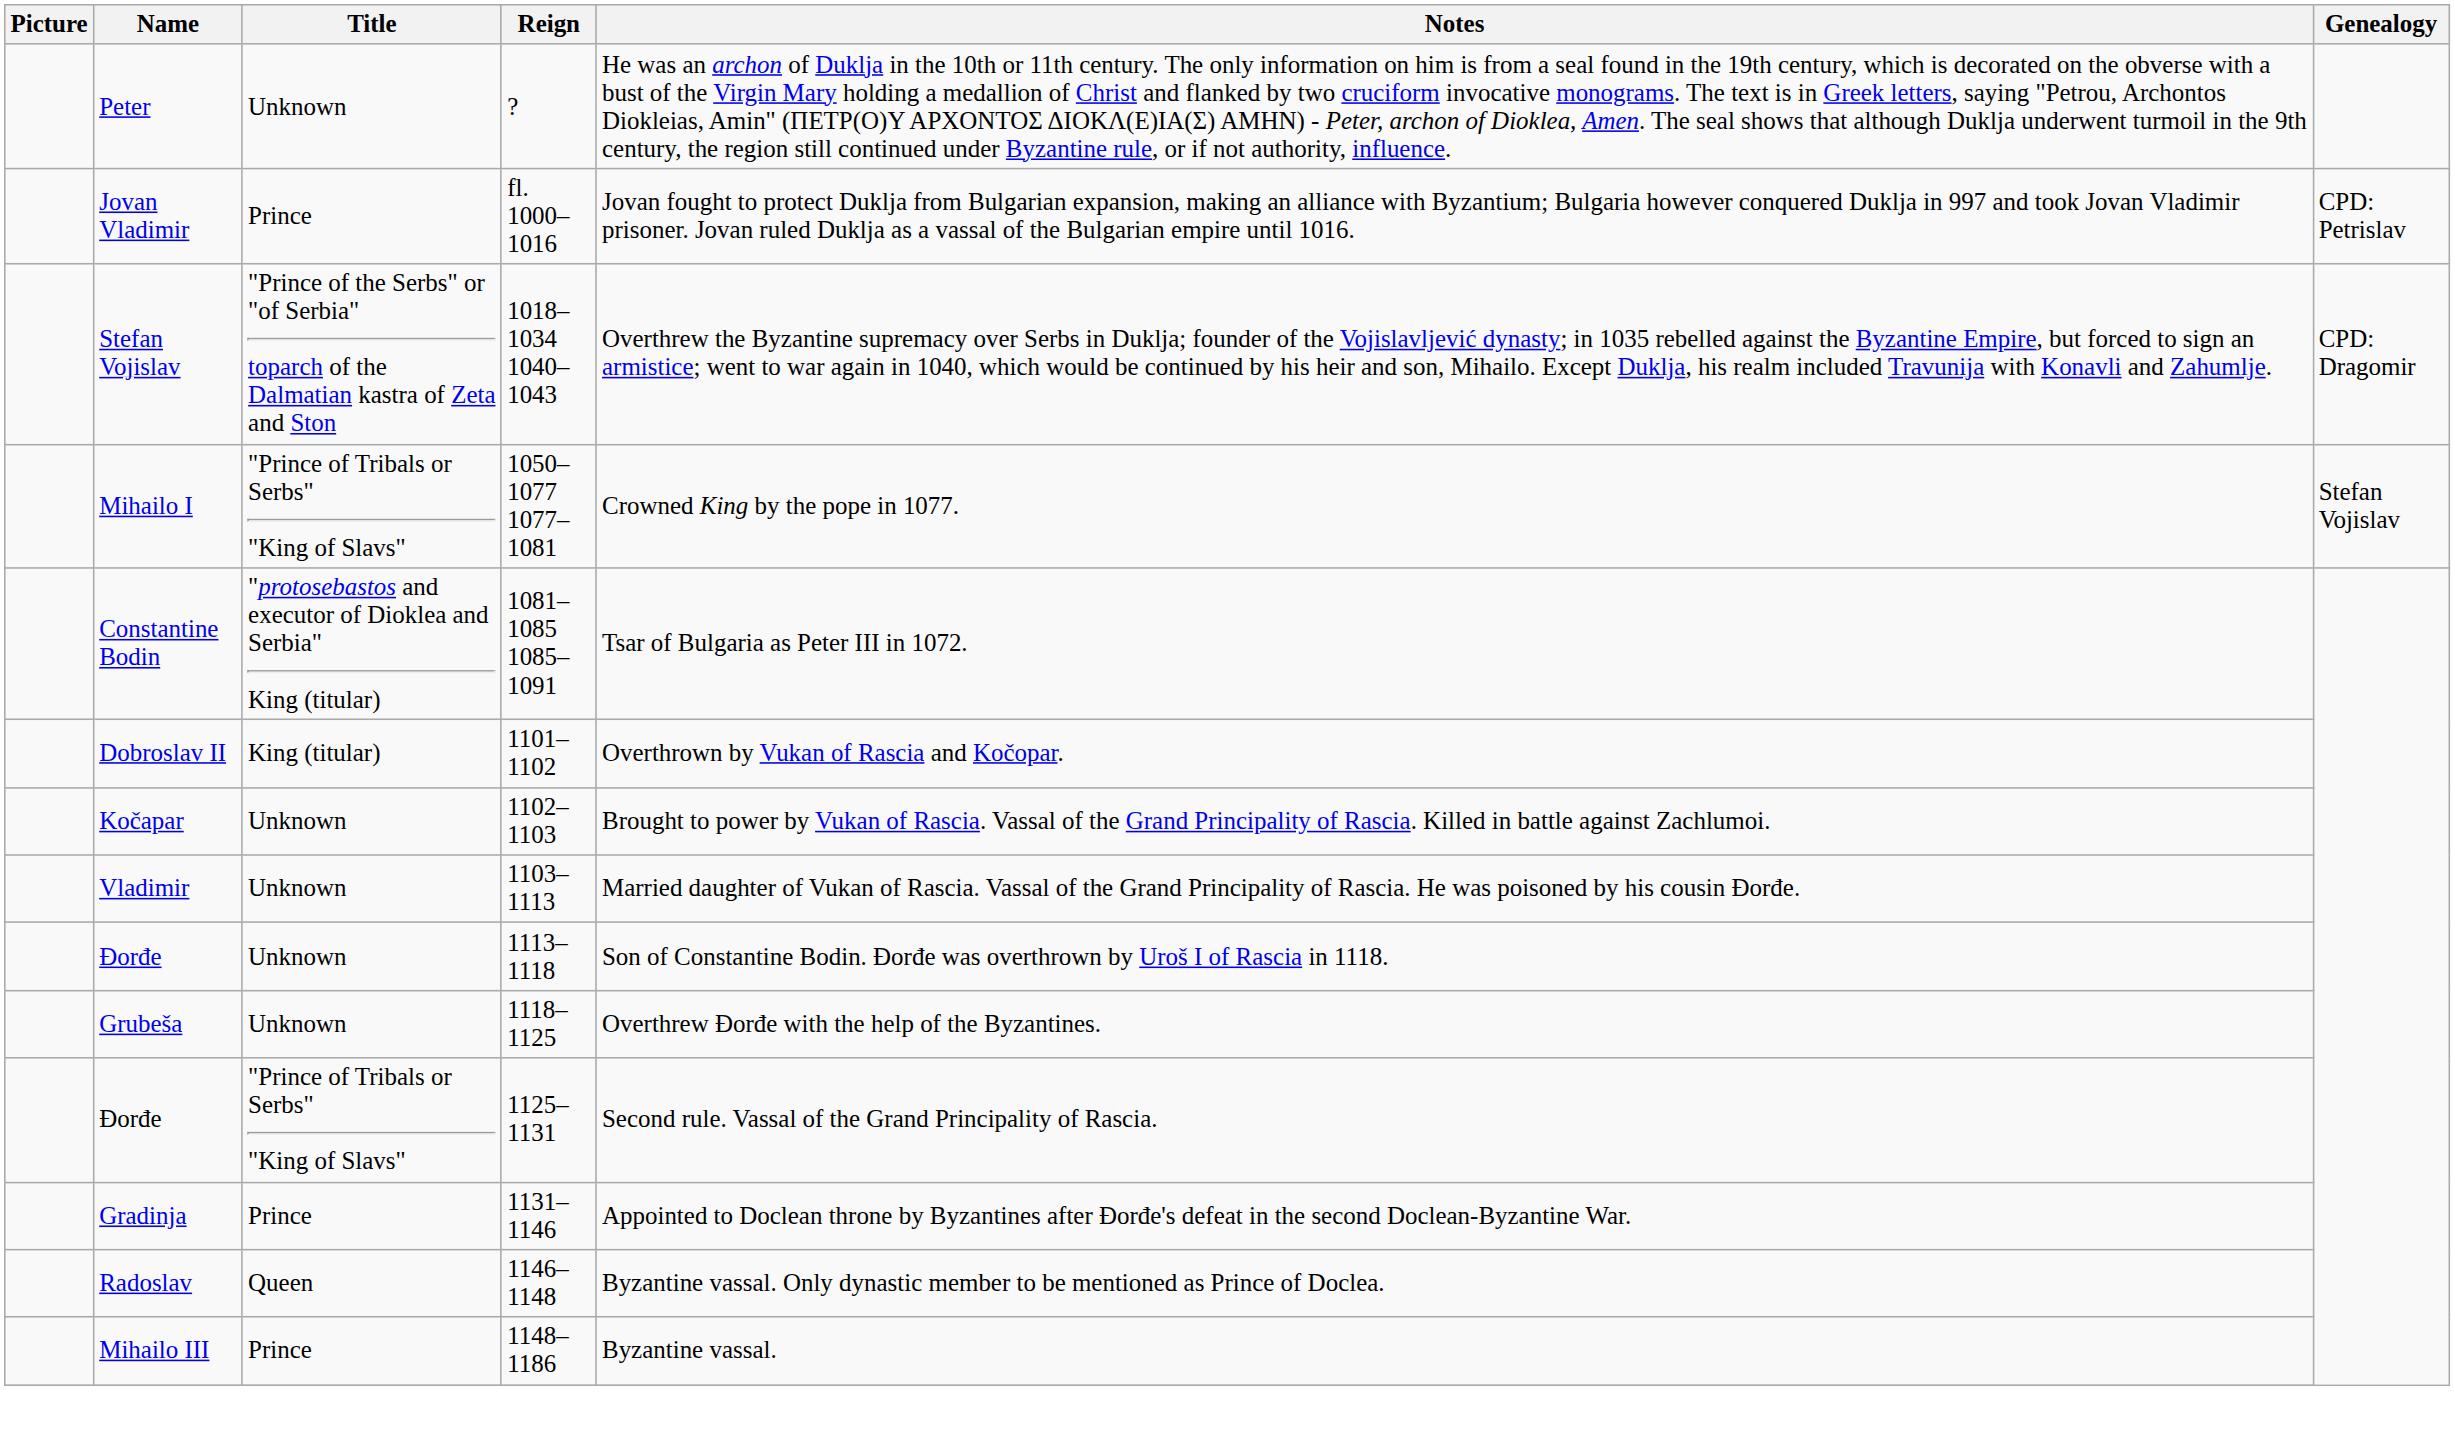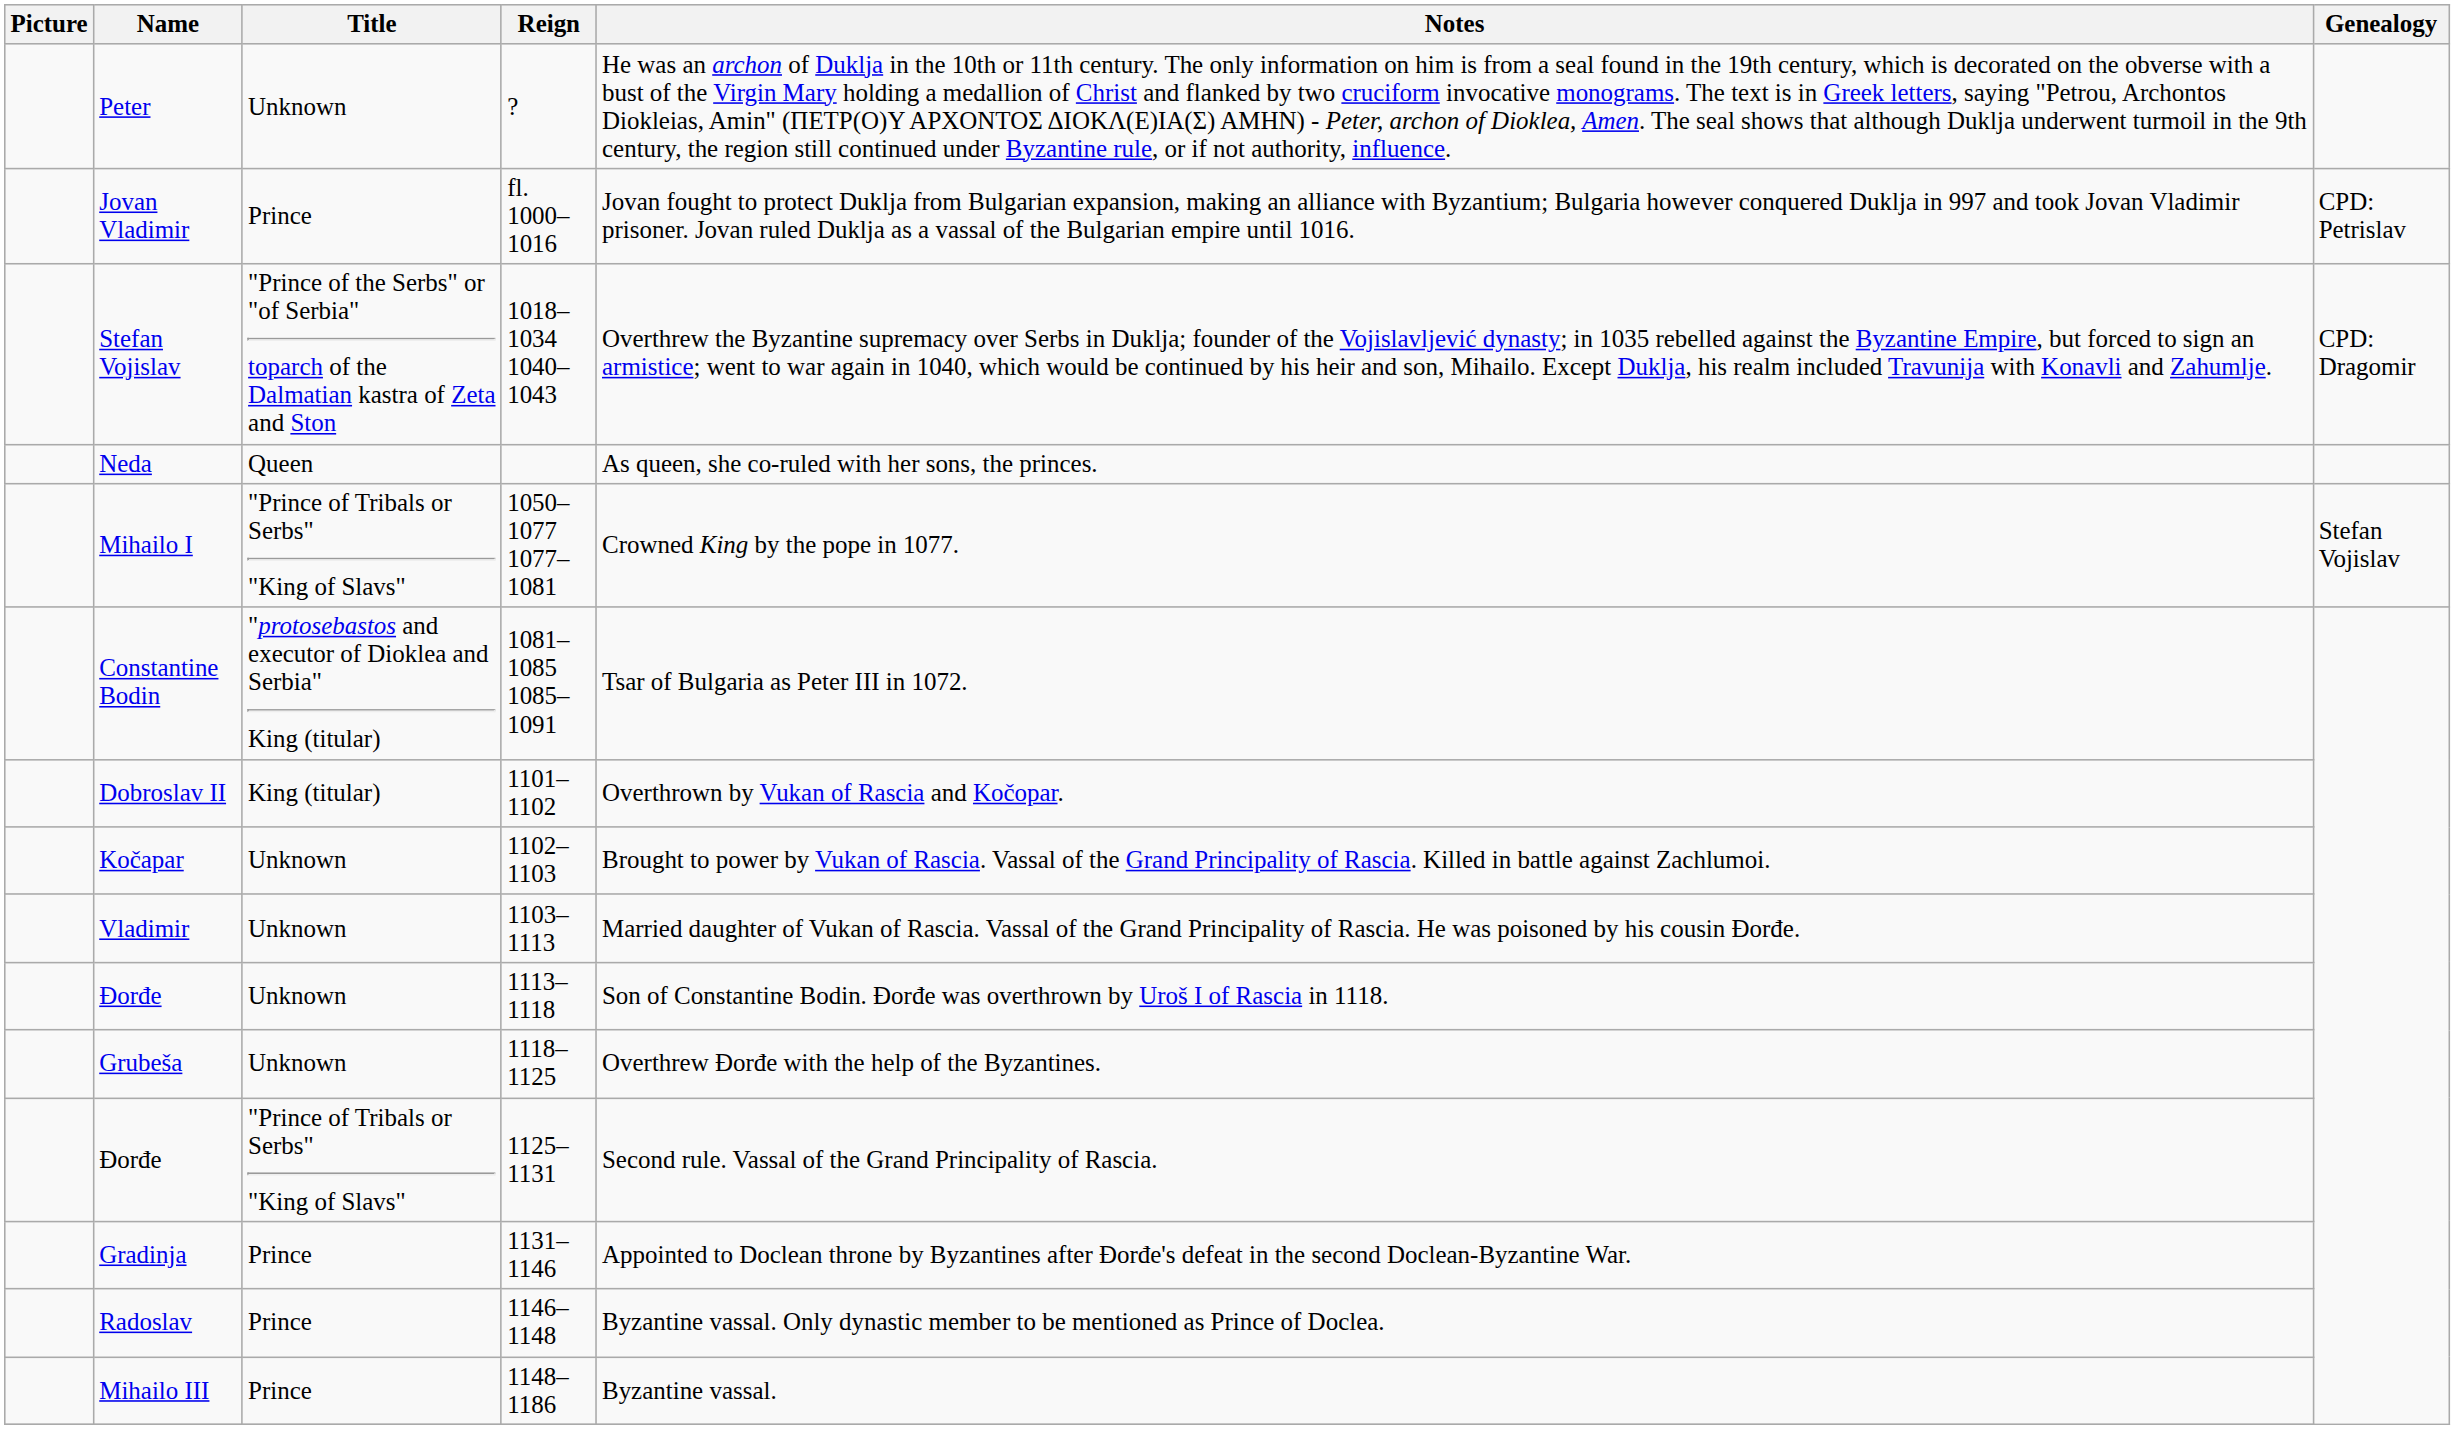+ row: (126, 463)
(281, 1283) Queen -> (280, 1322) Prince
